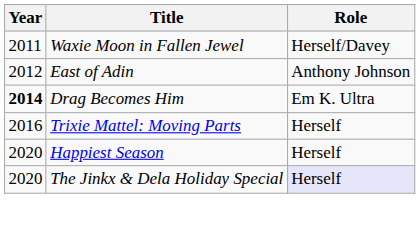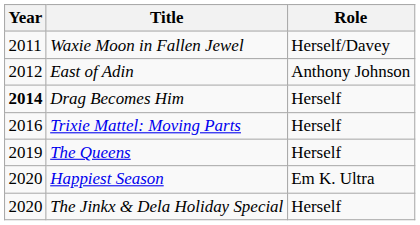(333, 98) Em K. Ultra -> (316, 98) Herself
+ row: (90, 152)
(316, 152) Herself -> (333, 179) Em K. Ultra
(316, 179) lavender background -> (316, 206) no background
